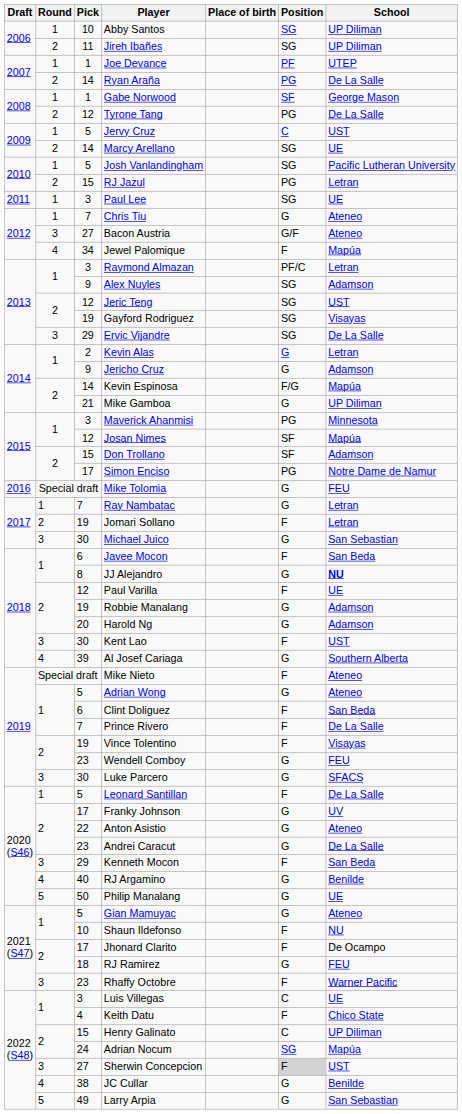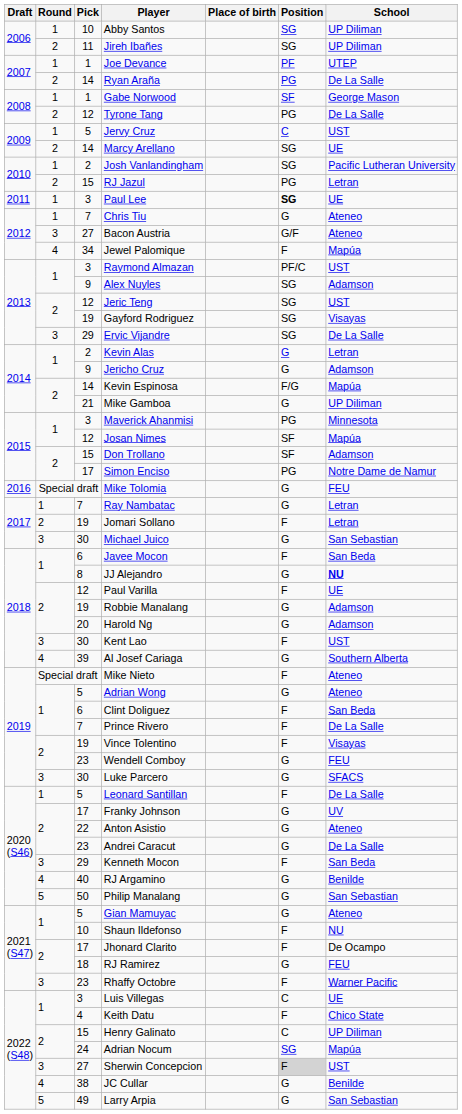(88, 166) 5 -> (88, 166) 2
(289, 200) normal -> (289, 200) bold
(343, 268) Letran -> (339, 268) UST
(336, 897) UE -> (363, 897) San Sebastian
